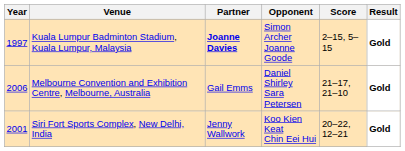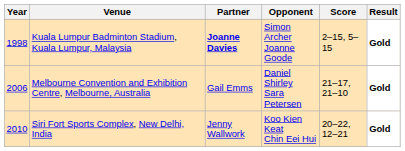(17, 42) 1997 -> (17, 42) 1998
(17, 129) 2001 -> (17, 129) 2010
